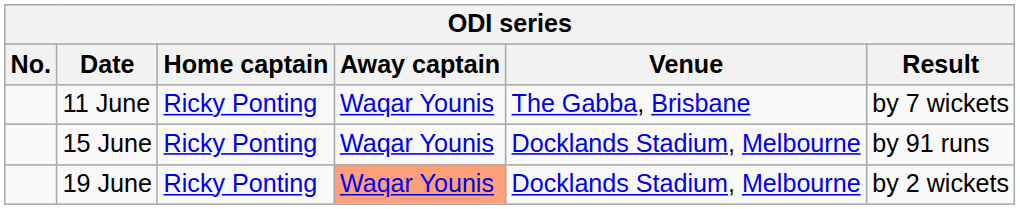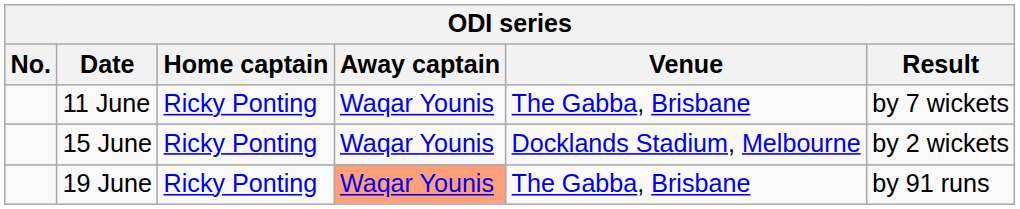(931, 143) by 91 runs -> (941, 143) by 2 wickets
(686, 183) Docklands Stadium, Melbourne -> (631, 183) The Gabba, Brisbane
(941, 183) by 2 wickets -> (931, 183) by 91 runs
